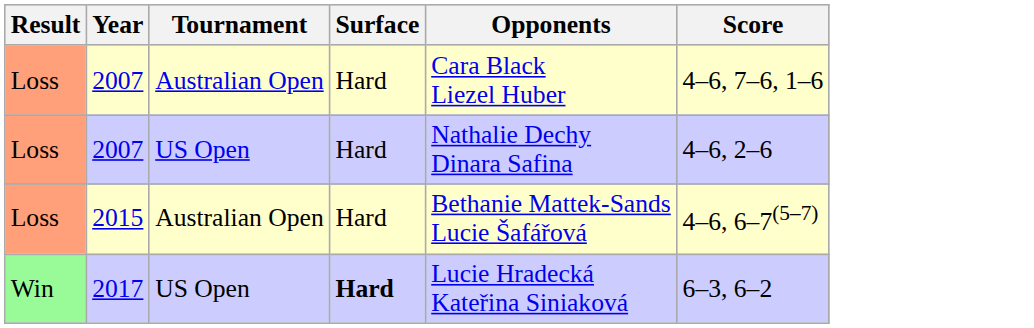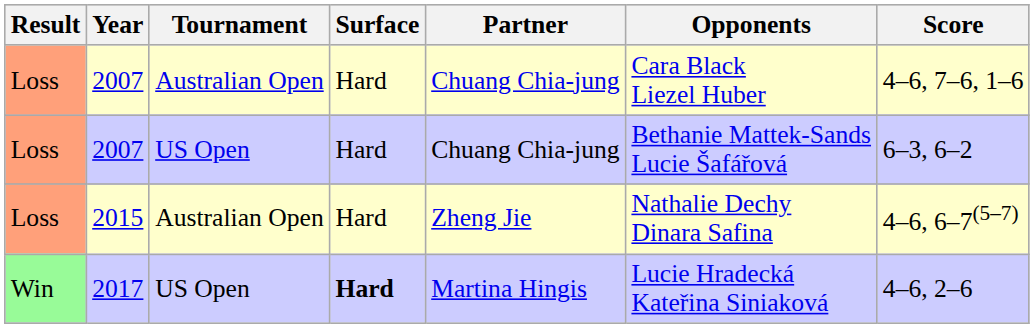+ column: (525, 24)
(511, 149) Nathalie Dechy Dinara Safina -> (751, 149) Bethanie Mattek-Sands Lucie Šafářová
(727, 149) 4–6, 2–6 -> (928, 149) 6–3, 6–2
(551, 218) Bethanie Mattek-Sands Lucie Šafářová -> (711, 218) Nathalie Dechy Dinara Safina
(727, 288) 6–3, 6–2 -> (928, 288) 4–6, 2–6
